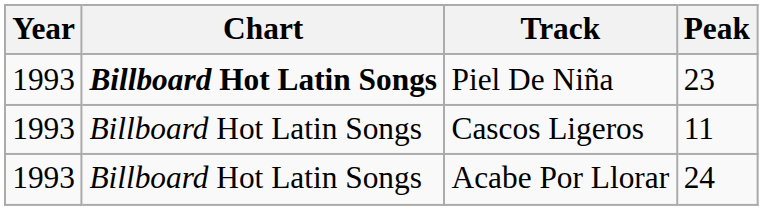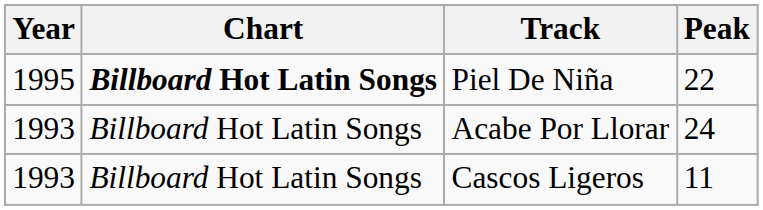(44, 79) 1993 -> (44, 79) 1995
(699, 79) 23 -> (699, 79) 22
rows swapped: (548, 128) <-> (560, 178)
